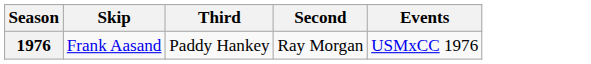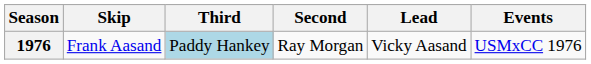+ column: (419, 18)
(219, 45) no background -> (219, 45) lightblue background
